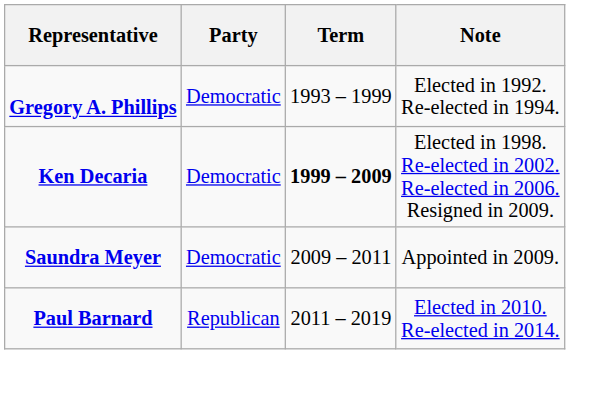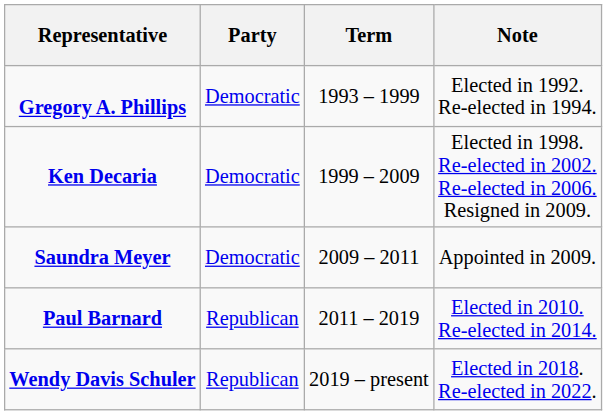(341, 176) bold -> (369, 176) normal
+ row: (102, 379)
